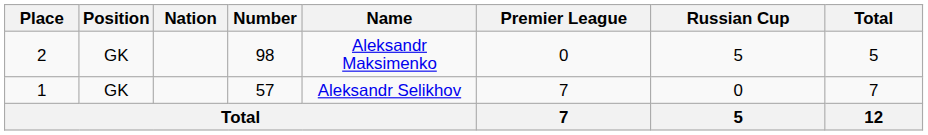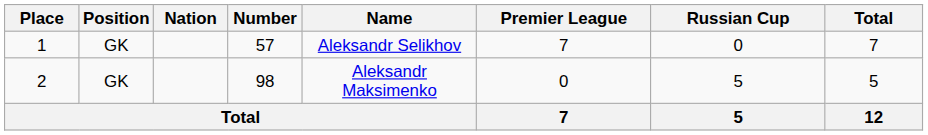rows swapped: (42, 90) <-> (42, 54)
